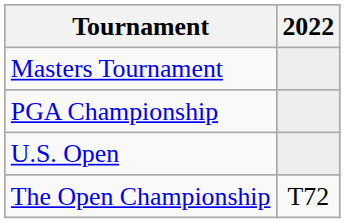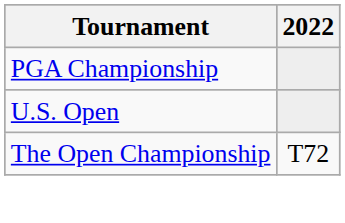- row: (117, 68)
